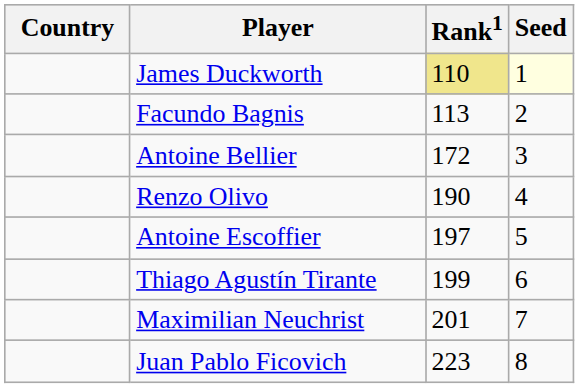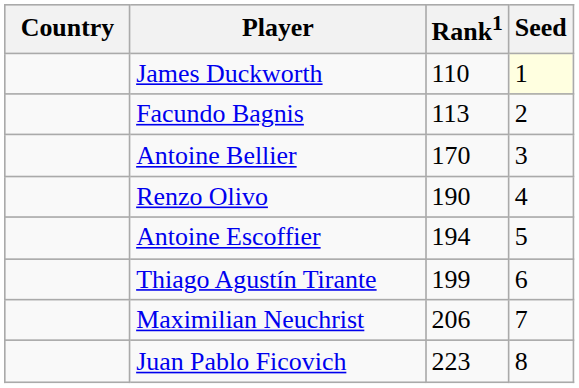(451, 73) khaki background -> (451, 73) no background
(451, 155) 172 -> (451, 155) 170
(451, 237) 197 -> (451, 237) 194
(451, 319) 201 -> (451, 319) 206
